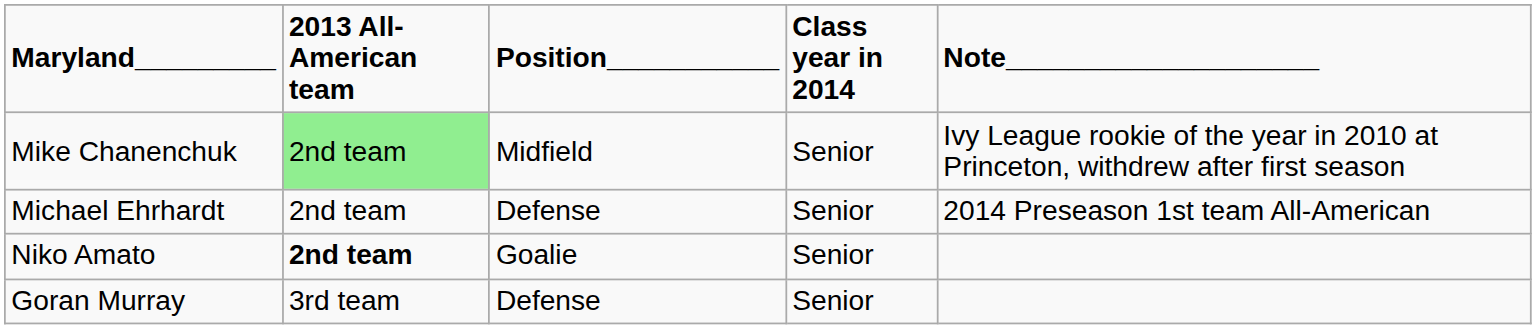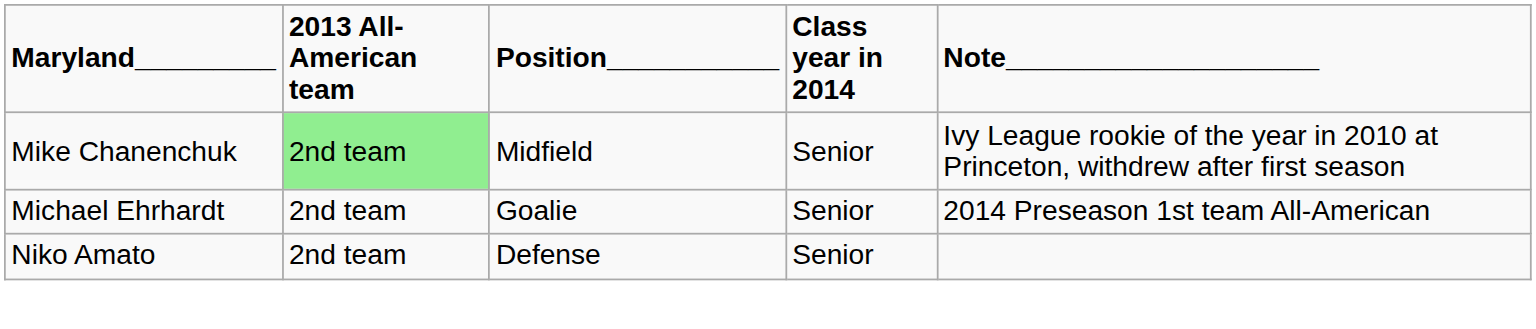(548, 211) Defense -> (537, 211) Goalie
(351, 255) bold -> (348, 255) normal
(537, 255) Goalie -> (548, 255) Defense
- row: (98, 300)
